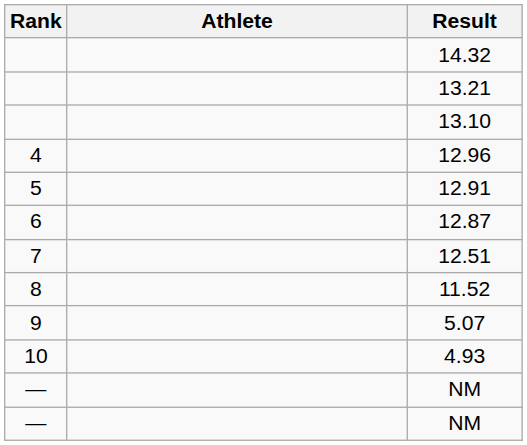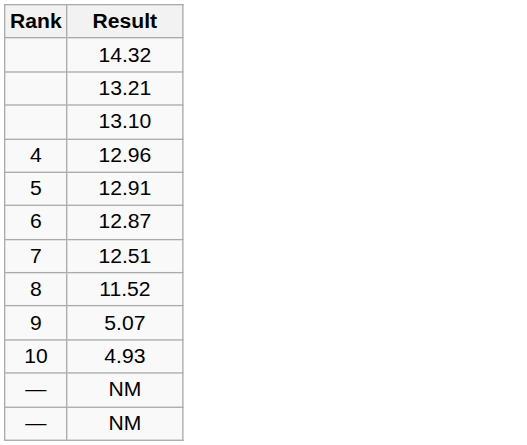- column: (237, 21)
